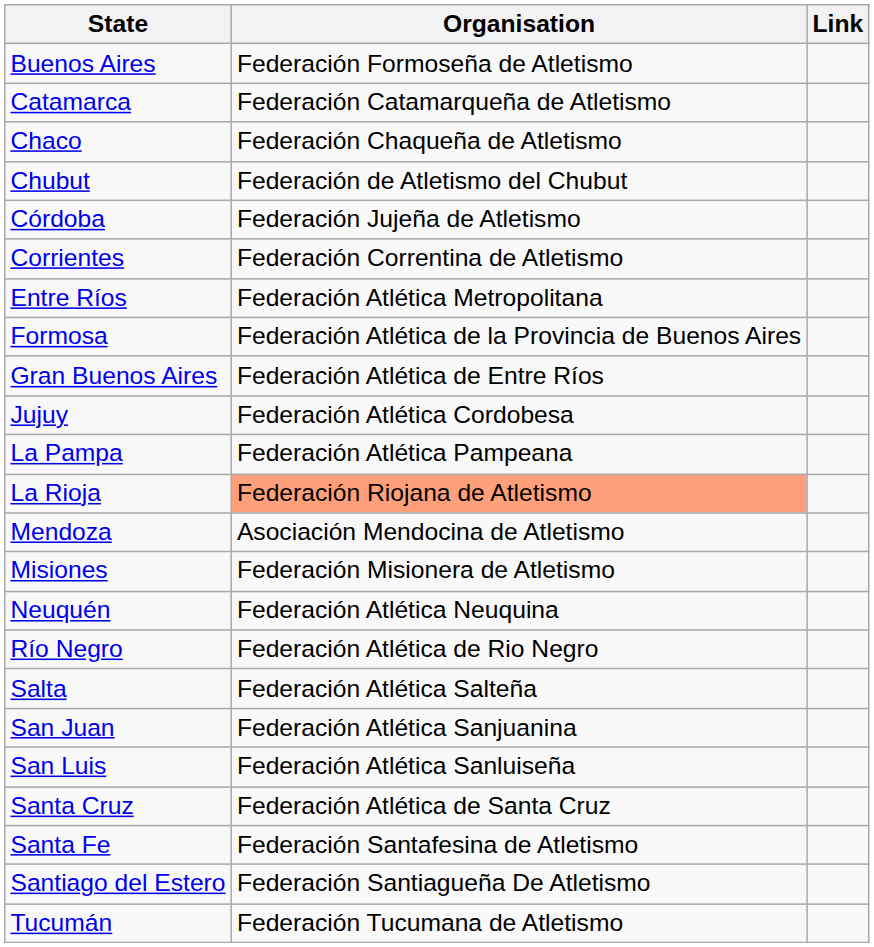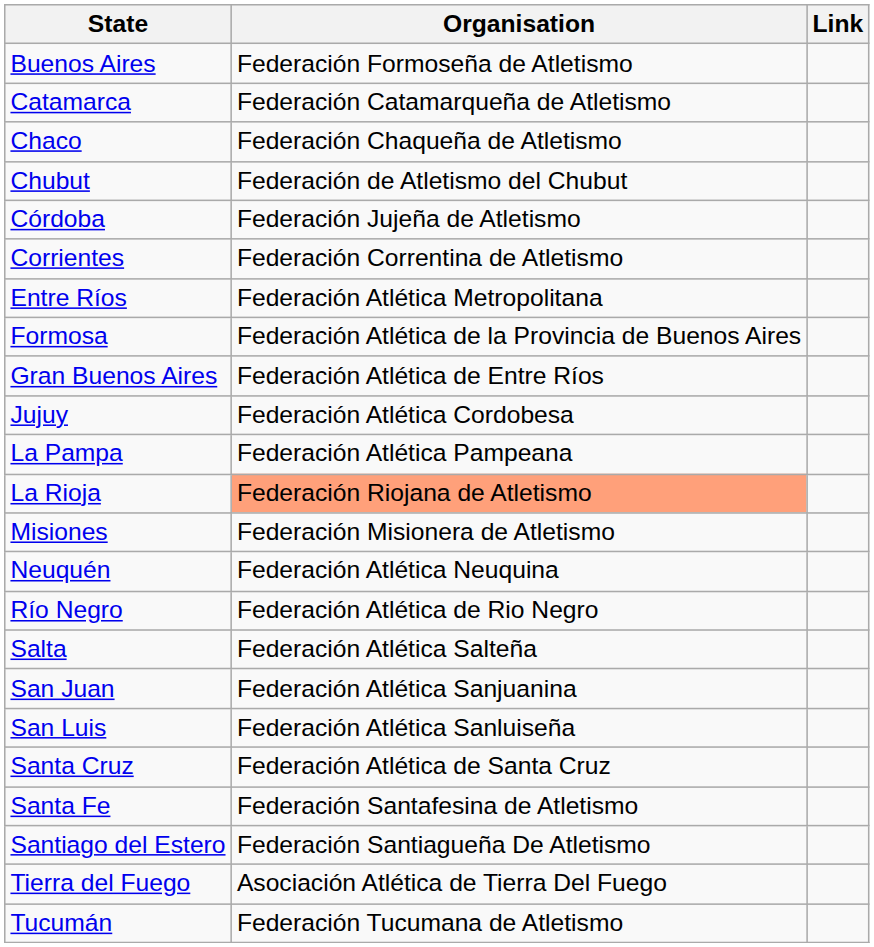- row: (61, 532)
+ row: (100, 883)
